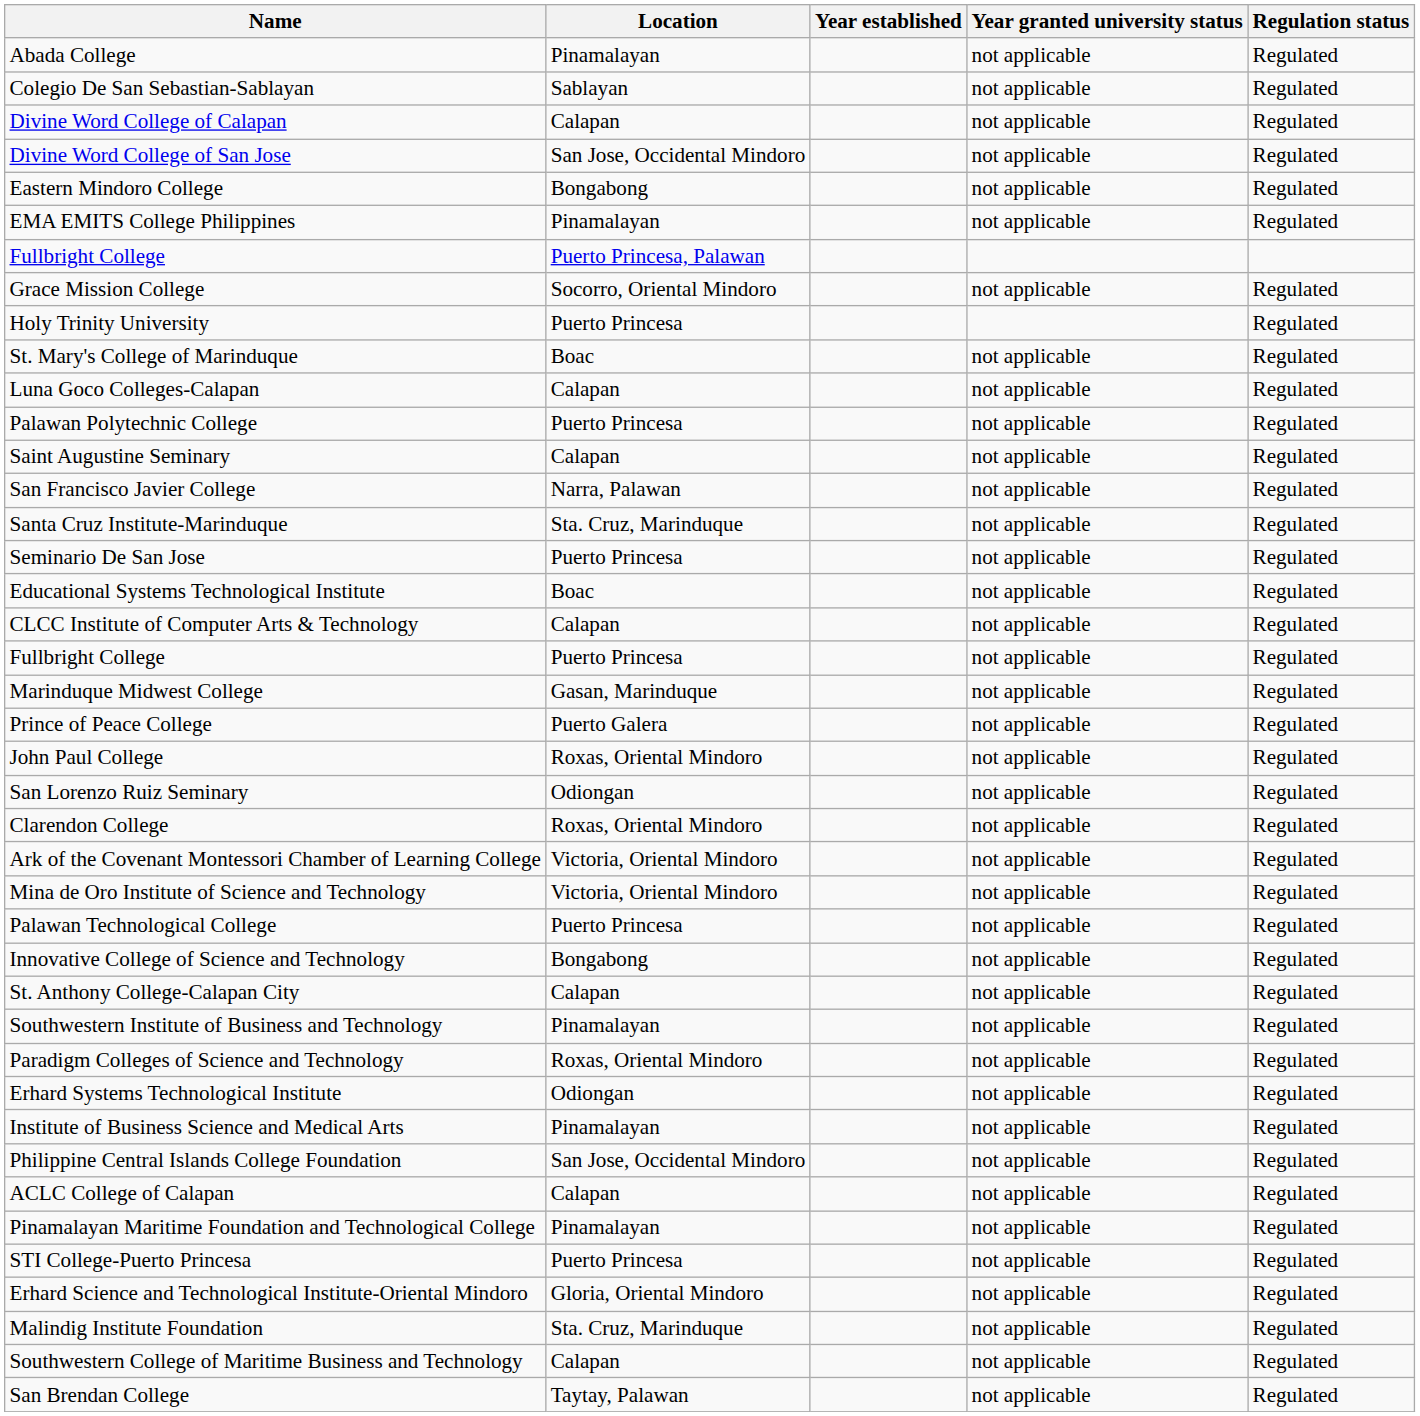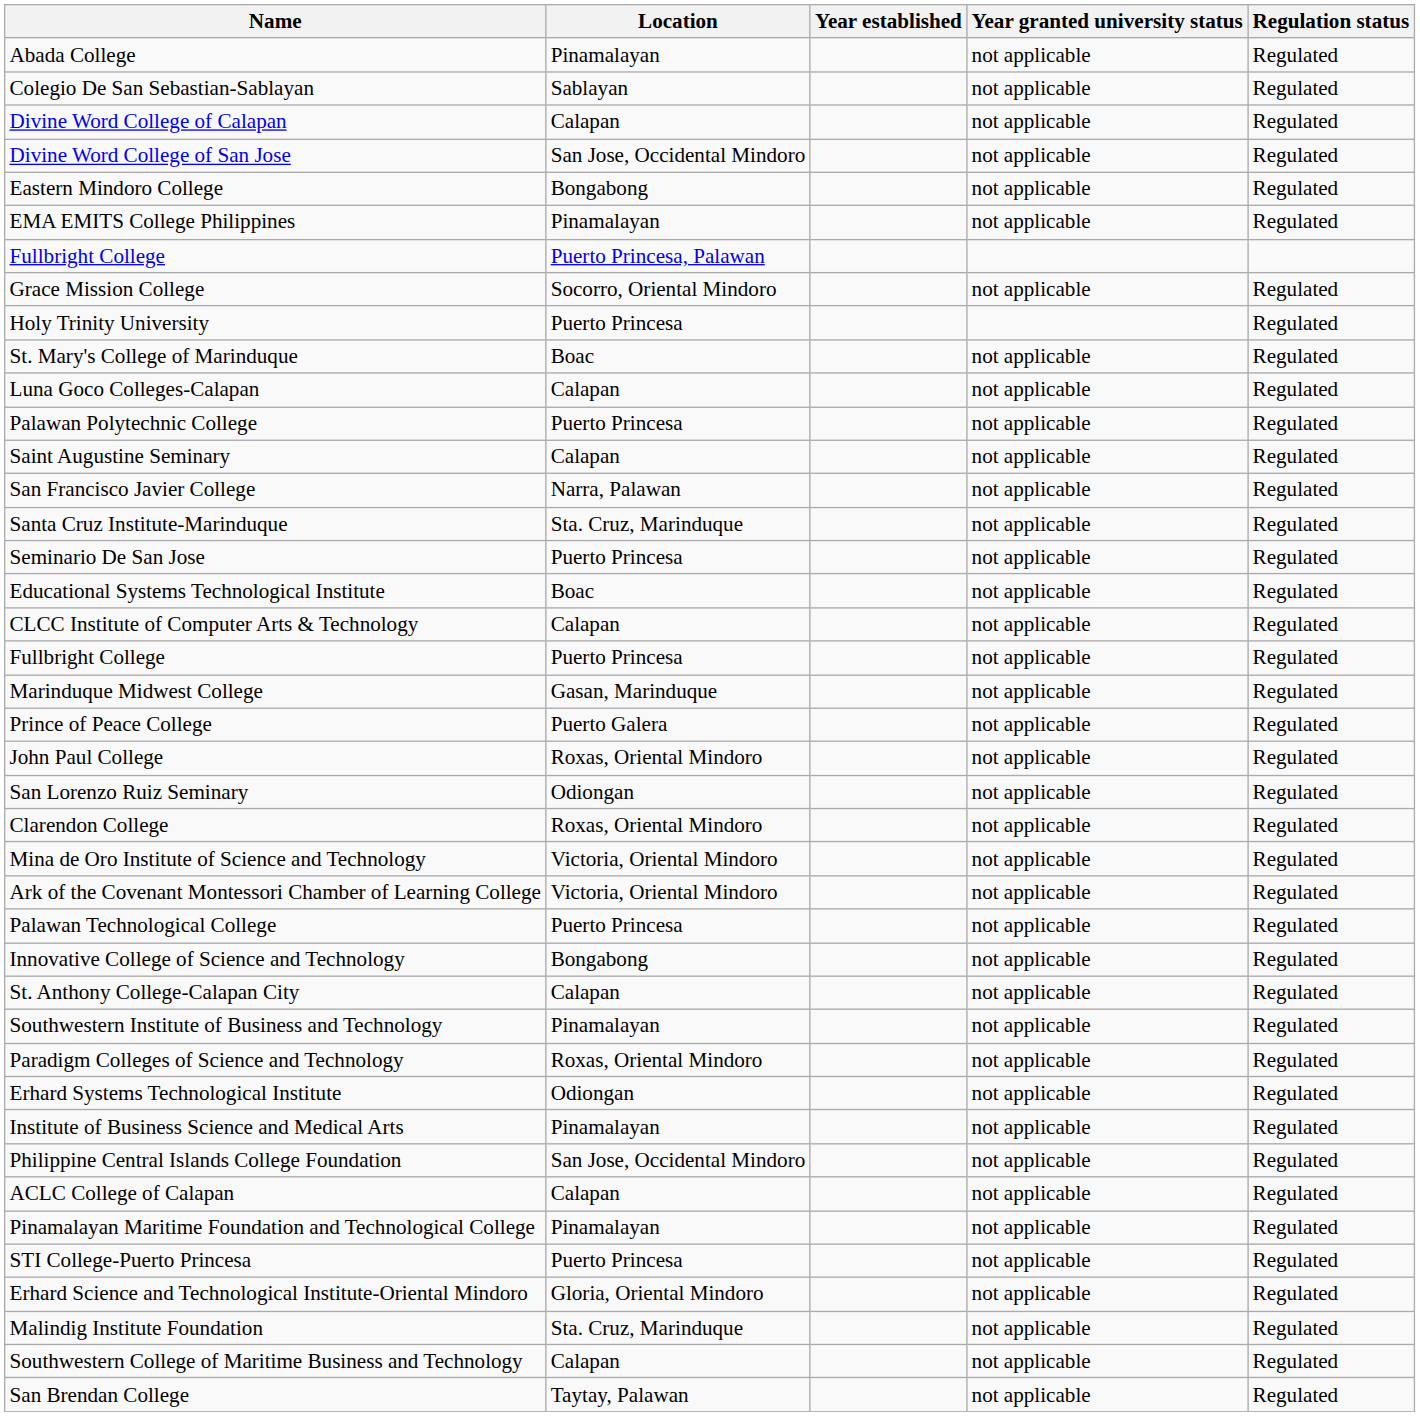rows swapped: (218, 892) <-> (275, 858)
